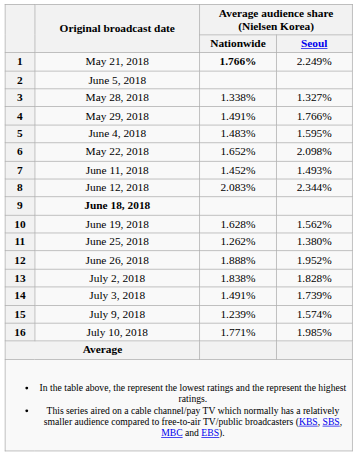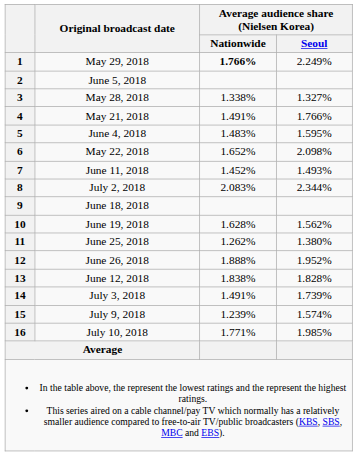(117, 61) May 21, 2018 -> (117, 61) May 29, 2018
(117, 116) May 29, 2018 -> (117, 116) May 21, 2018
(117, 188) June 12, 2018 -> (117, 188) July 2, 2018
(117, 206) bold -> (117, 206) normal
(117, 278) July 2, 2018 -> (117, 278) June 12, 2018
